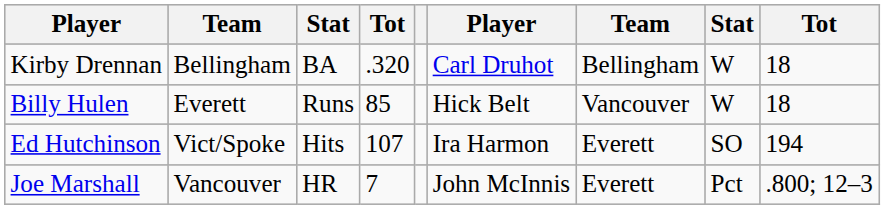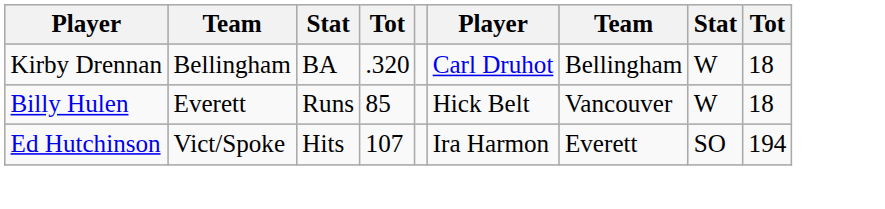- row: (75, 183)
